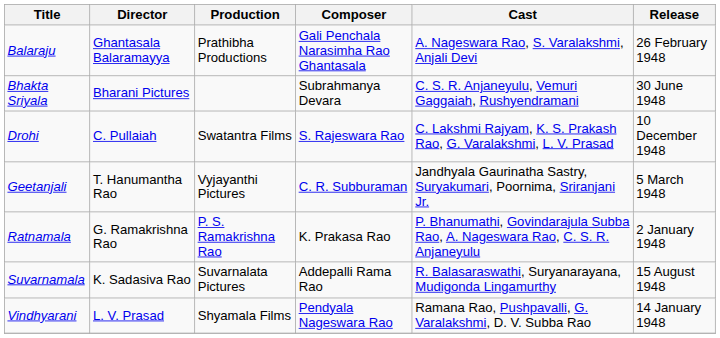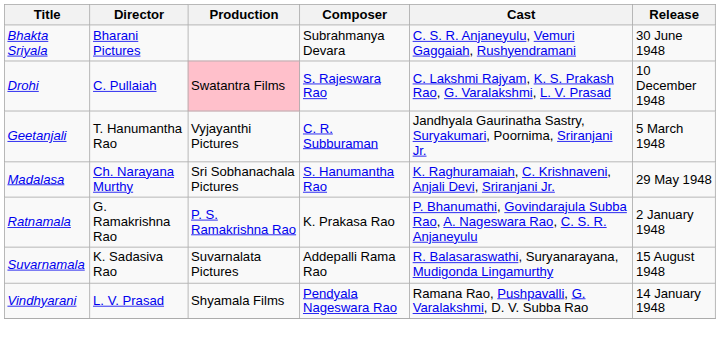- row: (32, 50)
(245, 136) no background -> (238, 86) pink background
+ row: (36, 179)
